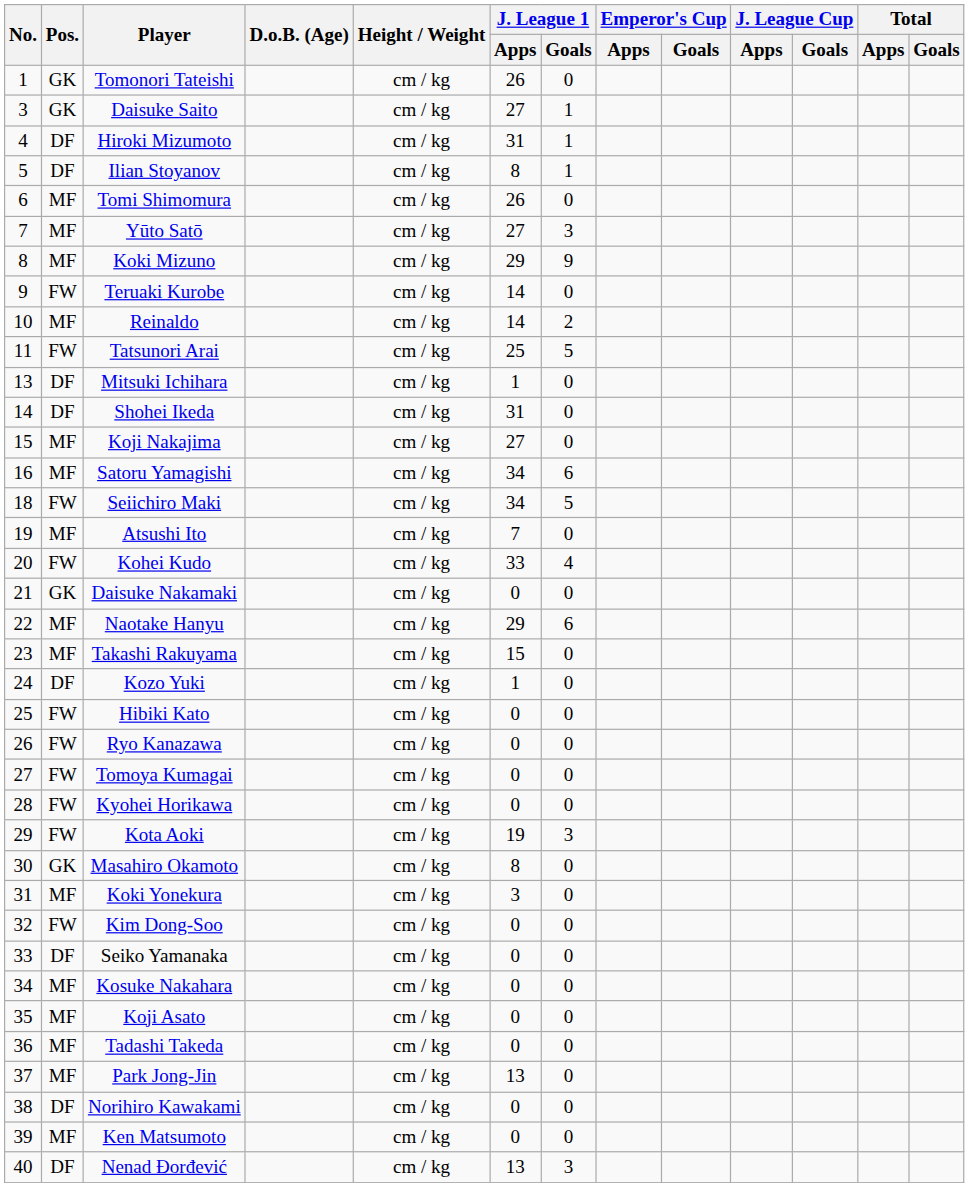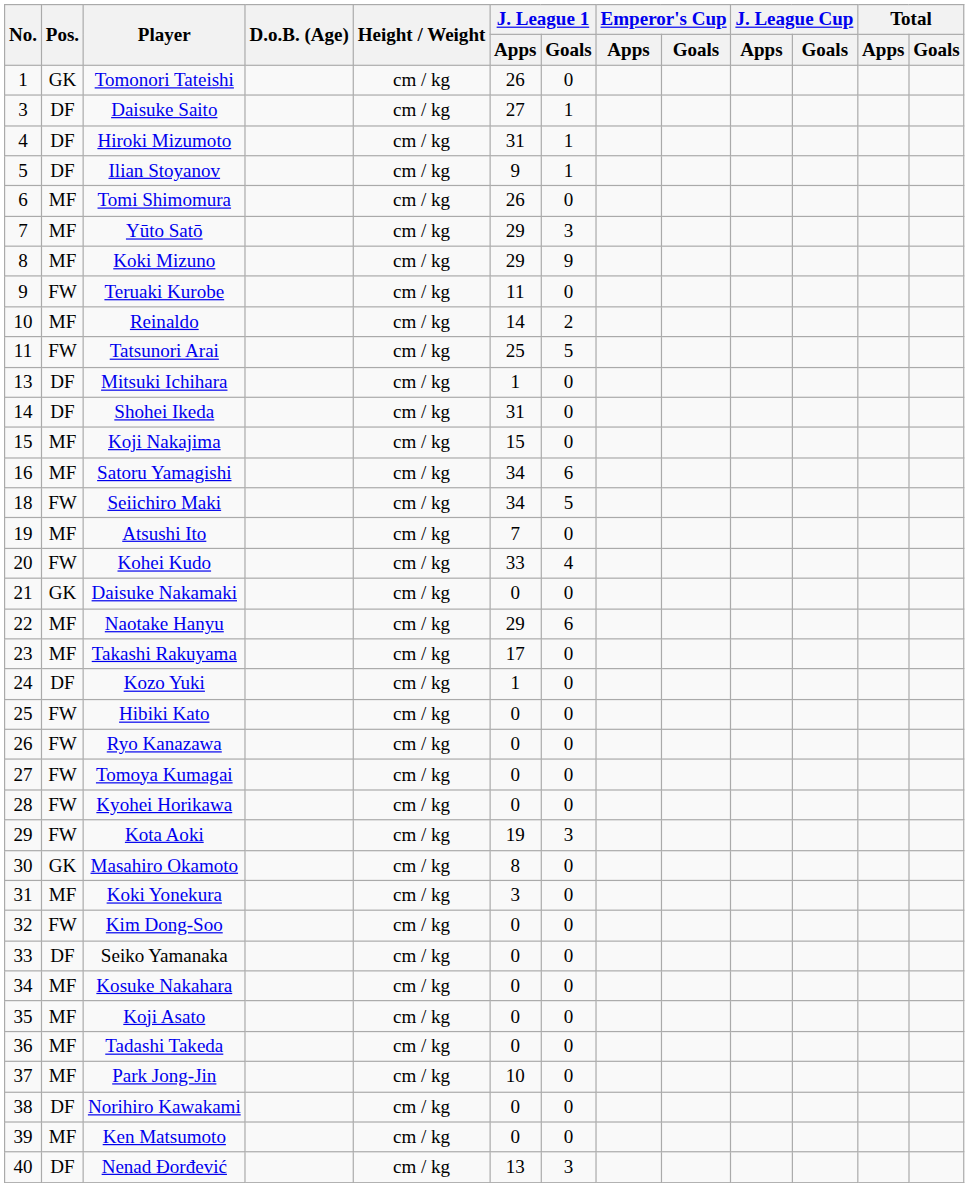(62, 110) GK -> (62, 110) DF
(515, 170) 8 -> (515, 170) 9
(515, 230) 27 -> (515, 230) 29
(515, 291) 14 -> (515, 291) 11
(515, 442) 27 -> (515, 442) 15
(515, 653) 15 -> (515, 653) 17
(515, 1076) 13 -> (515, 1076) 10
